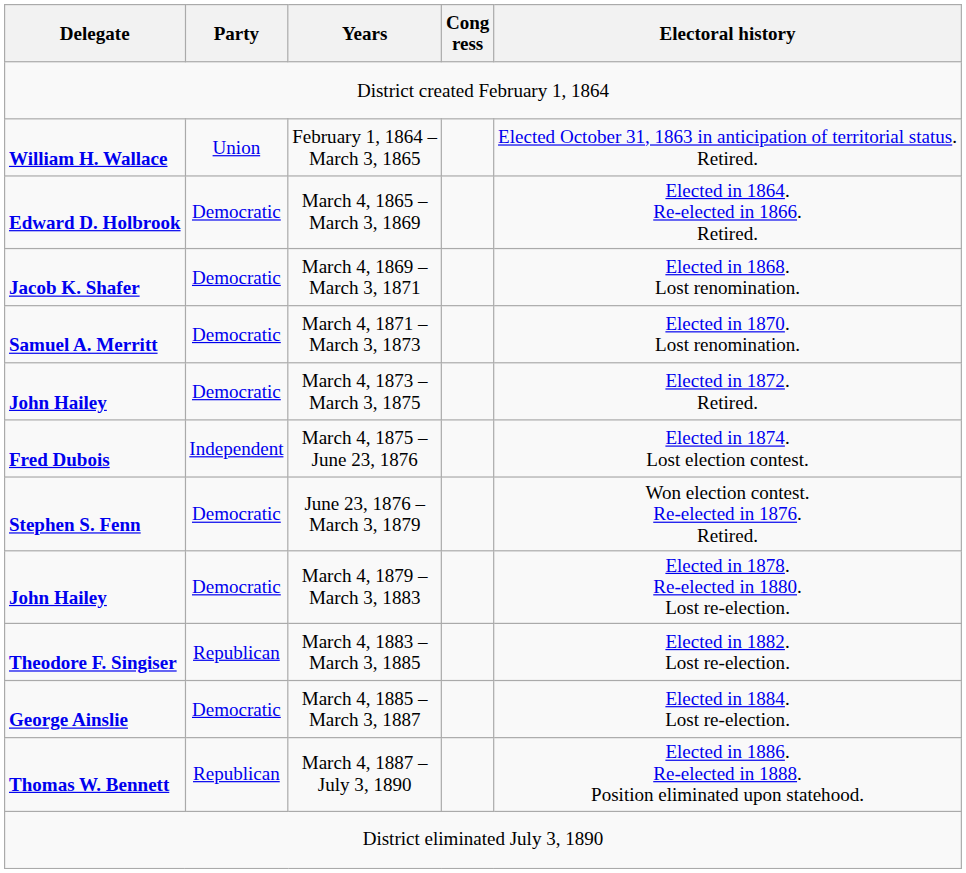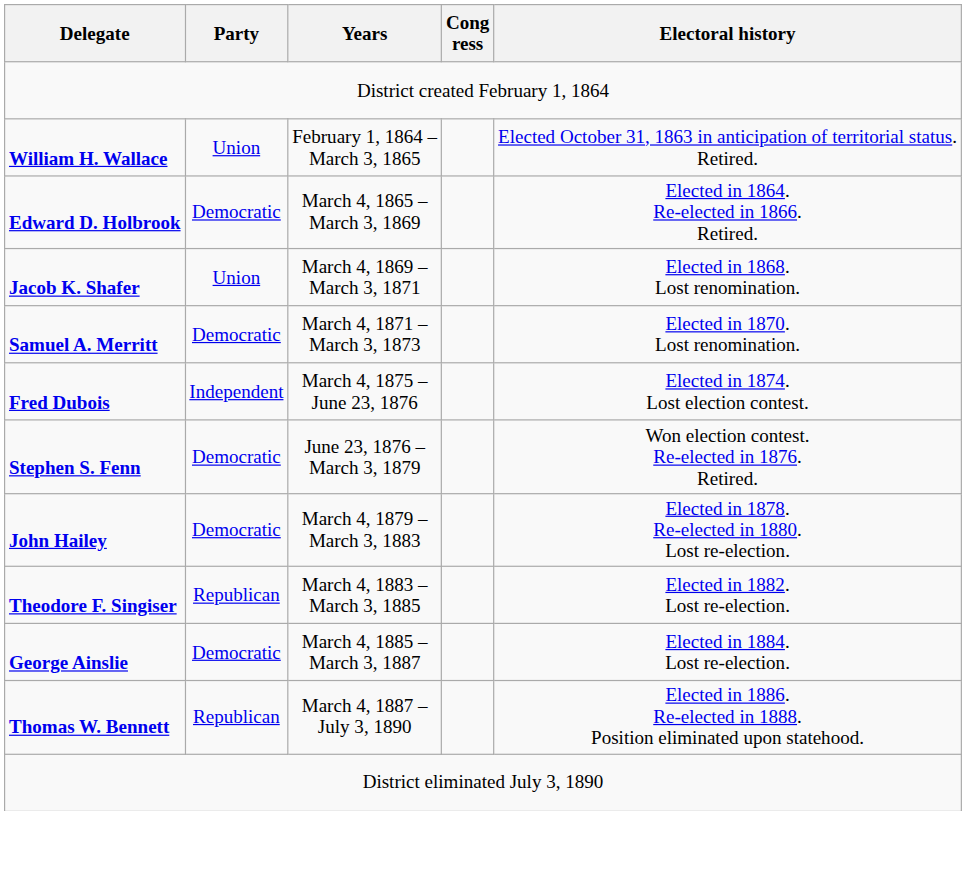(236, 277) Democratic -> (236, 277) Union
- row: (365, 391)
